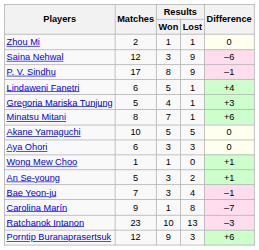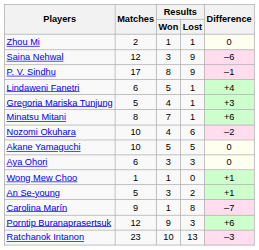+ row: (41, 132)
- row: (31, 192)
rows swapped: (59, 238) <-> (45, 222)
